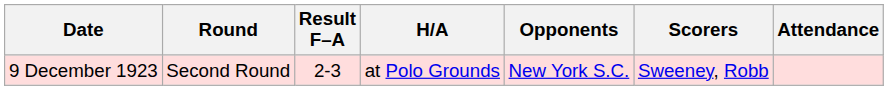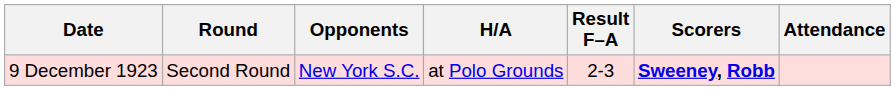columns swapped: (569, 29) <-> (327, 29)
(703, 70) normal -> (706, 70) bold
